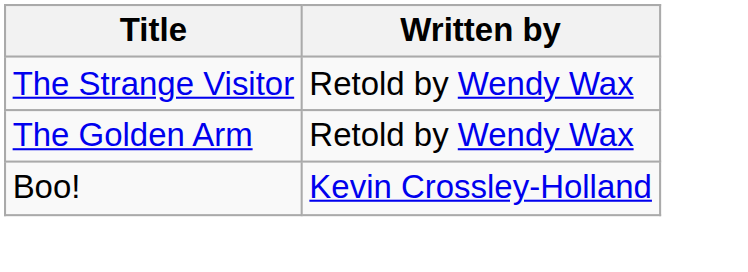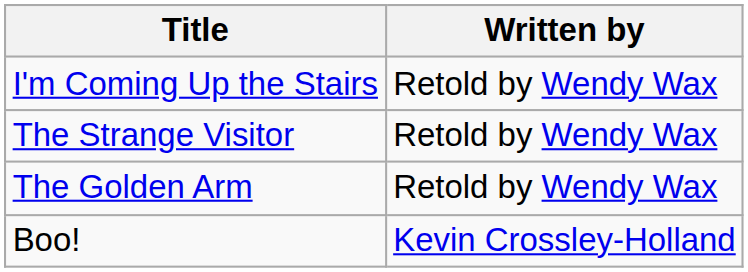+ row: (195, 82)
